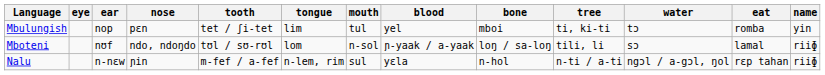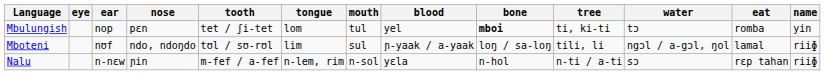(293, 29) lim -> (293, 29) lom
(491, 29) normal -> (491, 29) bold
(293, 45) lom -> (293, 45) lim
(364, 45) n-sol -> (358, 45) sul
(633, 45) sɔ -> (678, 45) ngɔl / a-gɔl, ŋol
(358, 61) sul -> (364, 61) n-sol
(678, 61) ngɔl / a-gɔl, ŋol -> (633, 61) sɔ
